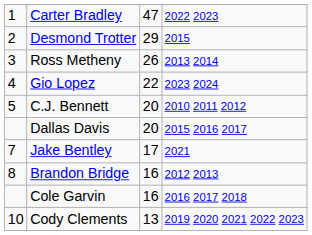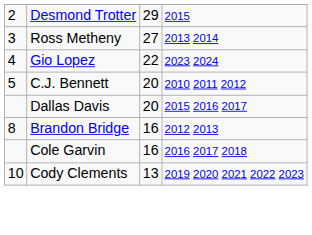- row: (76, 15)
(151, 60) 26 -> (151, 38) 27
- row: (71, 151)
